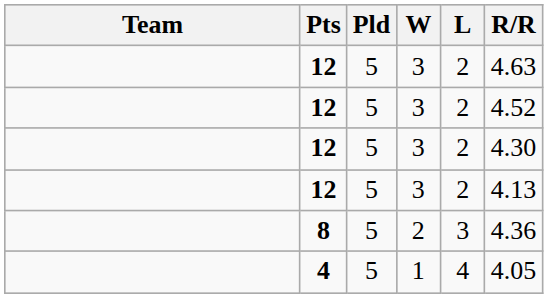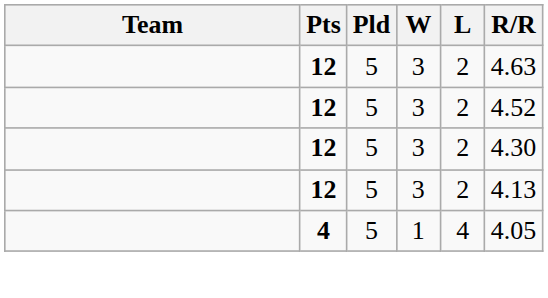- row: (323, 230)
